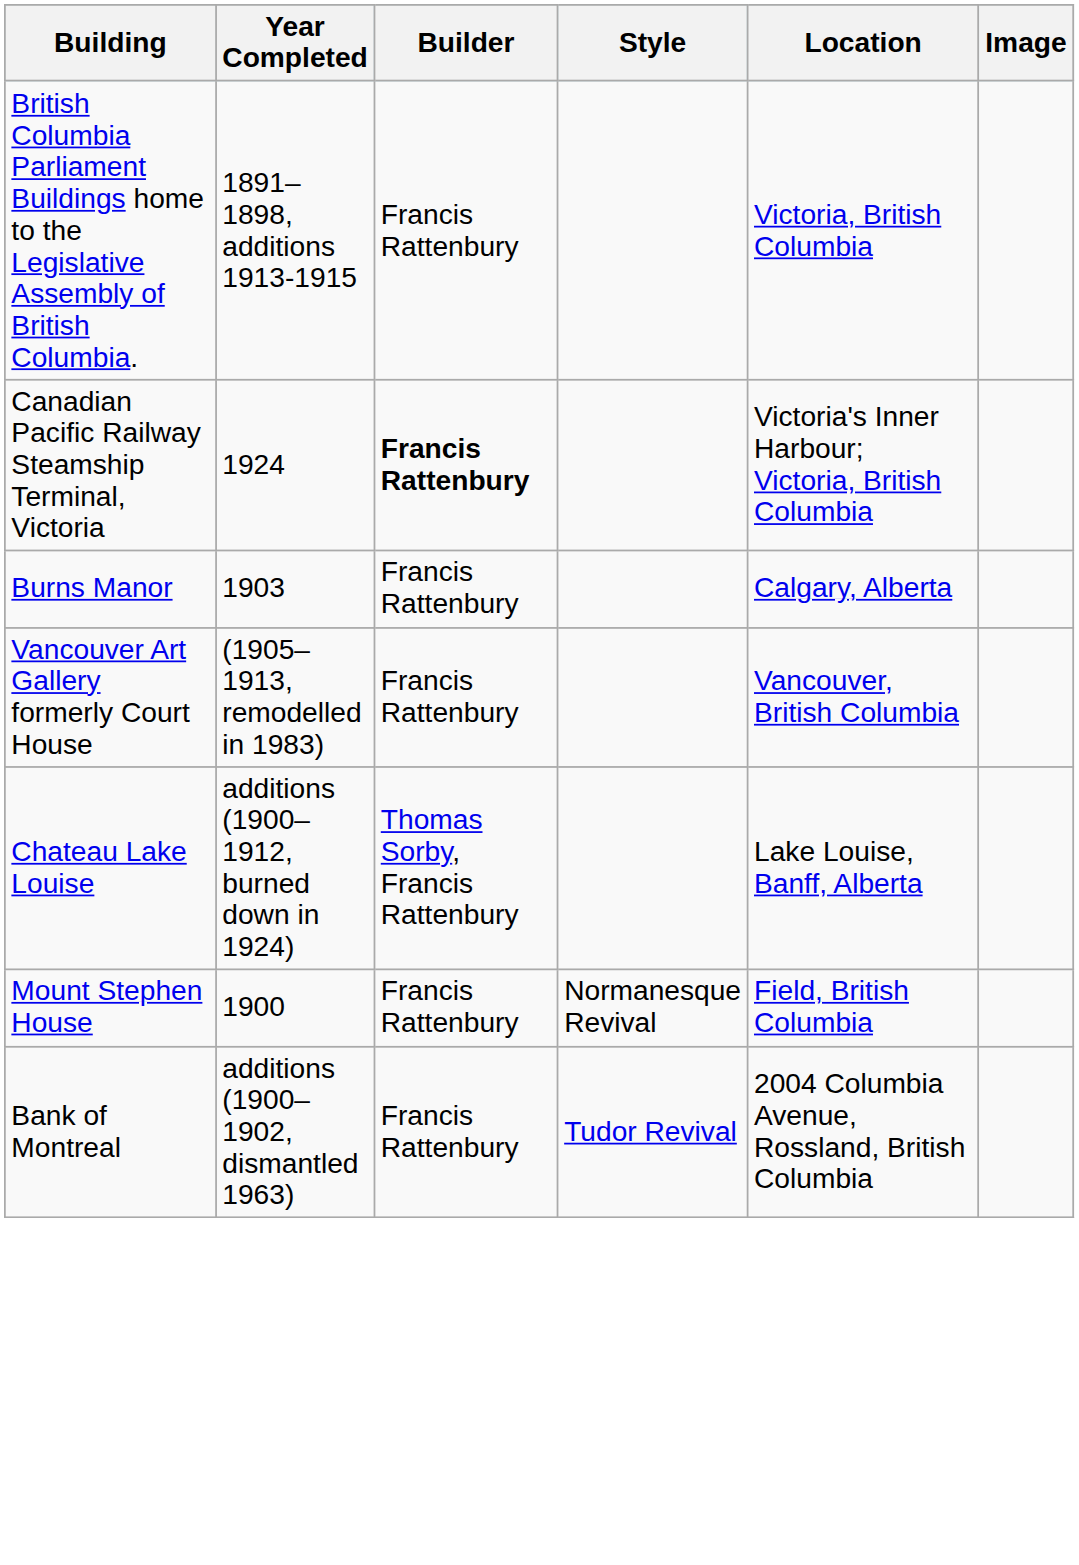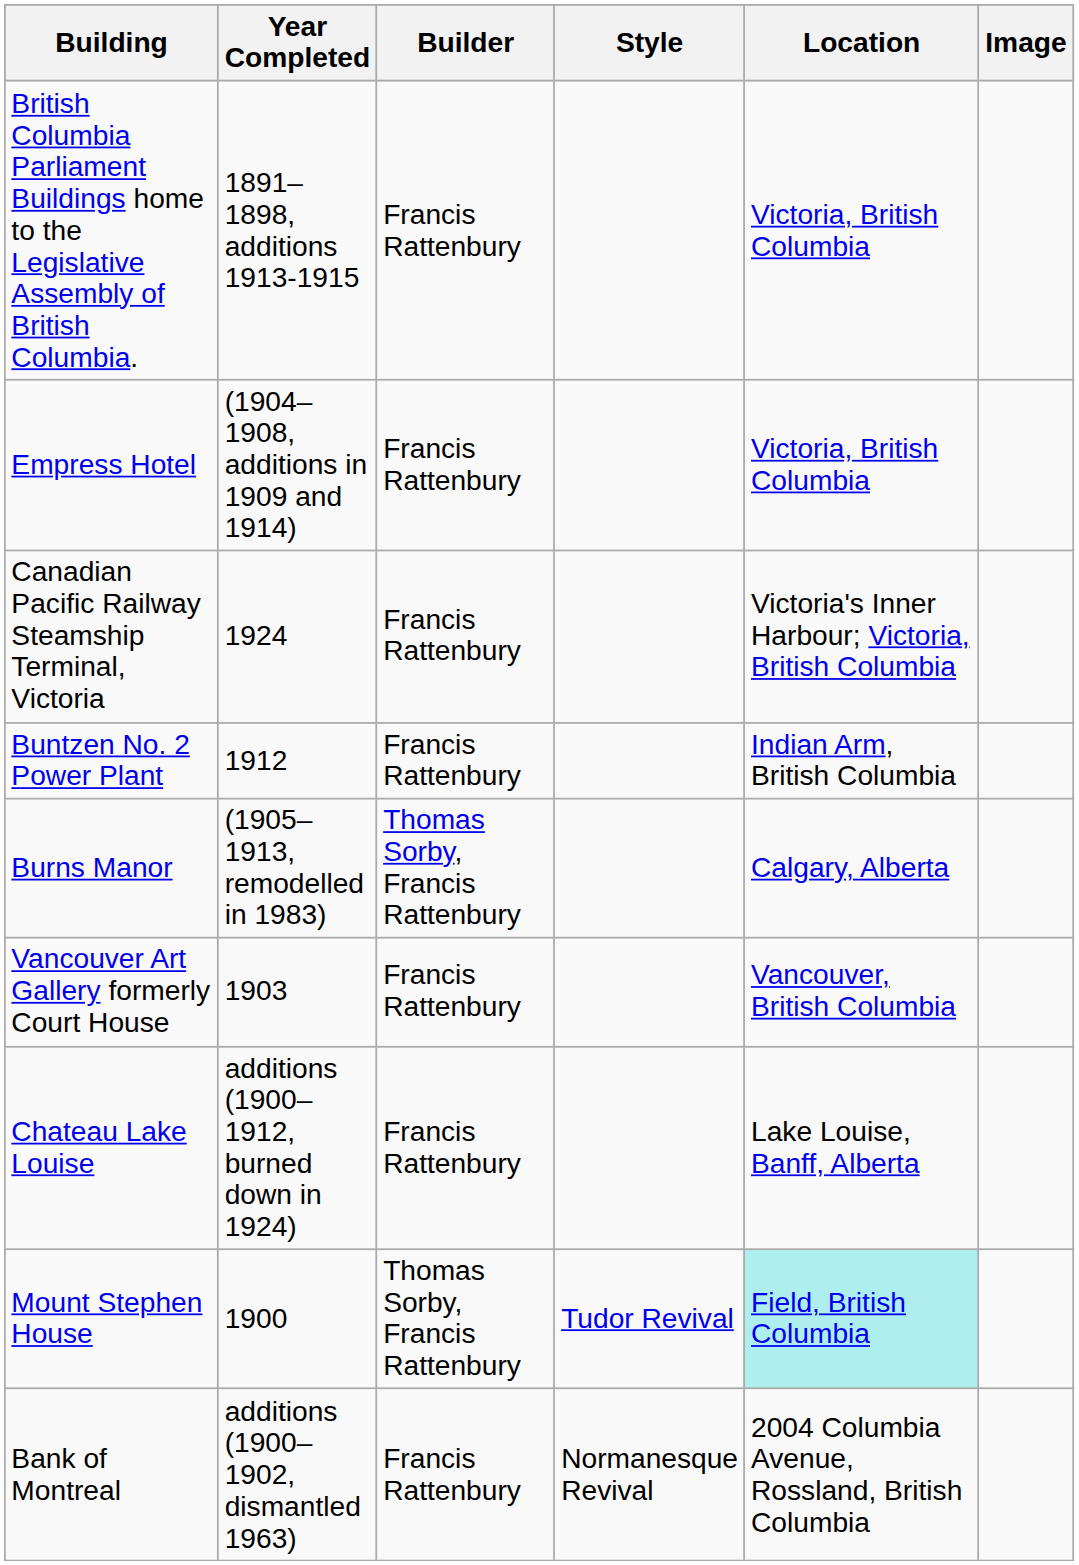+ row: (104, 464)
(455, 464) bold -> (452, 636) normal
+ row: (101, 759)
(254, 588) 1903 -> (294, 867) (1905–1913, remodelled in 1983)
(450, 588) Francis Rattenbury -> (452, 867) Thomas Sorby, Francis Rattenbury
(292, 696) (1905–1913, remodelled in 1983) -> (256, 991) 1903
(450, 867) Thomas Sorby, Francis Rattenbury -> (452, 1147) Francis Rattenbury
(450, 1007) Francis Rattenbury -> (452, 1318) Thomas Sorby, Francis Rattenbury
(653, 1007) Normanesque Revival -> (647, 1318) Tudor Revival
(831, 1007) no background -> (828, 1318) paleturquoise background
(650, 1131) Tudor Revival -> (650, 1474) Normanesque Revival
